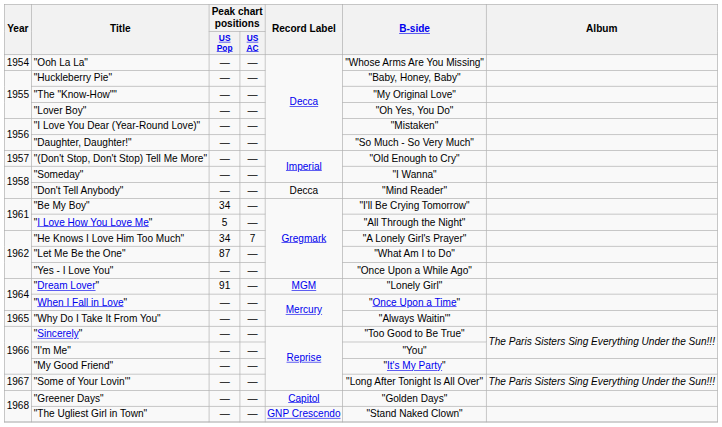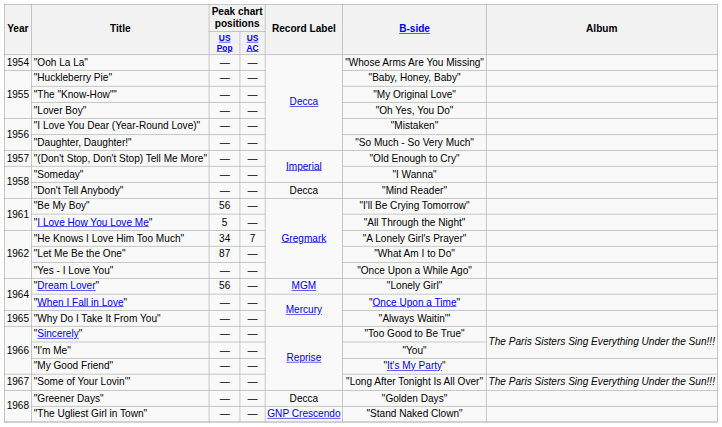(225, 206) 34 -> (225, 206) 56
(225, 286) 91 -> (225, 286) 56
(304, 398) Capitol -> (304, 398) Decca
